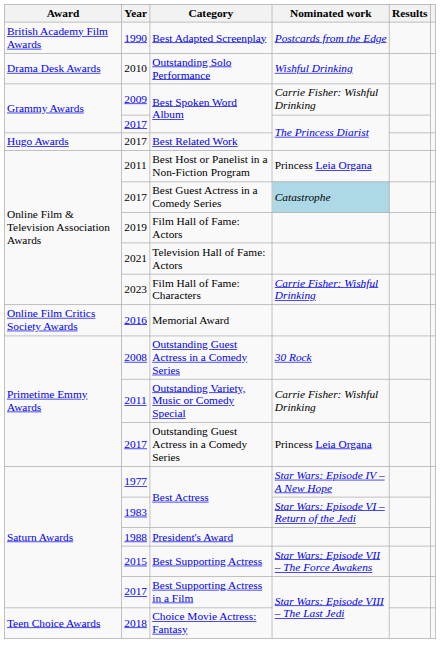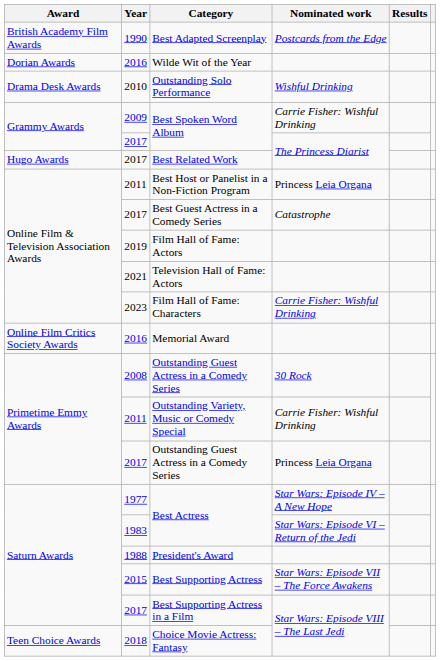+ row: (136, 62)
(303, 197) lightblue background -> (303, 215) no background
